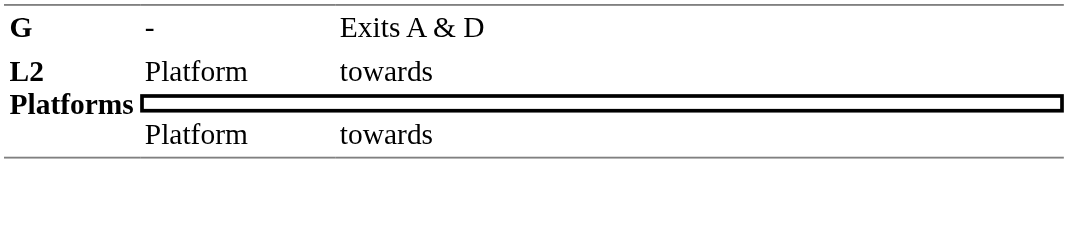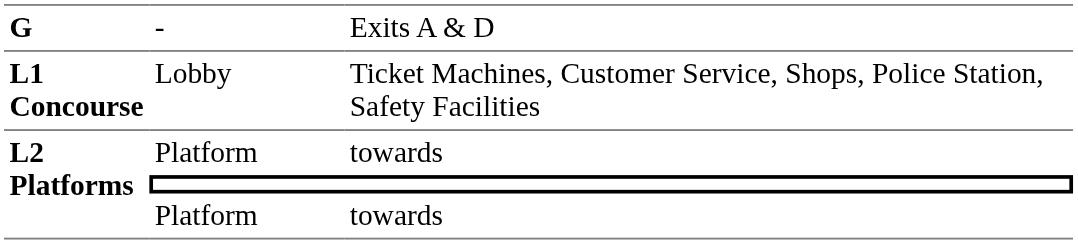+ row: (193, 73)
